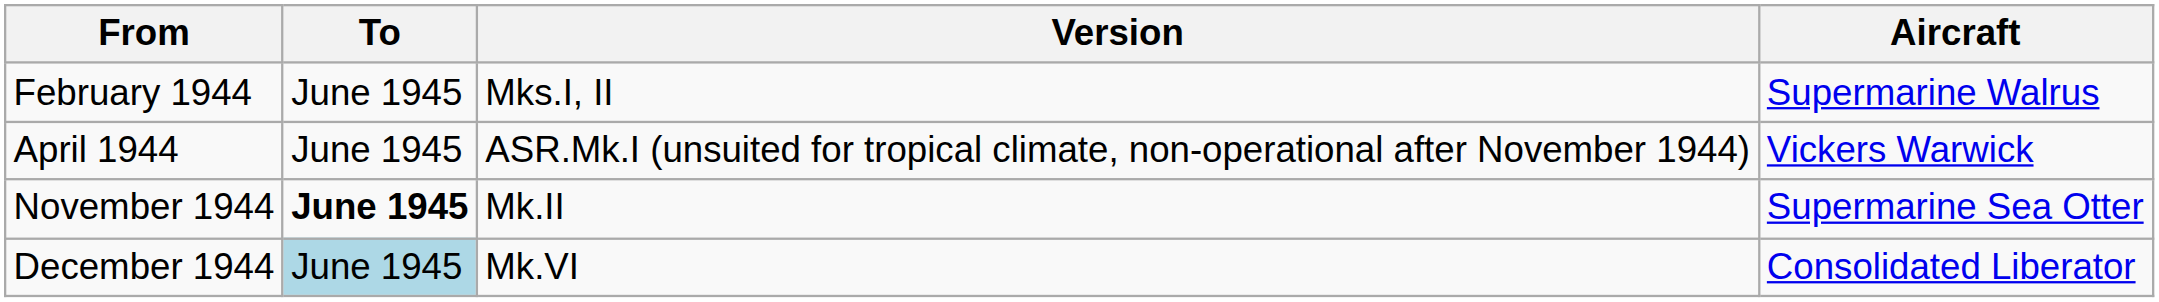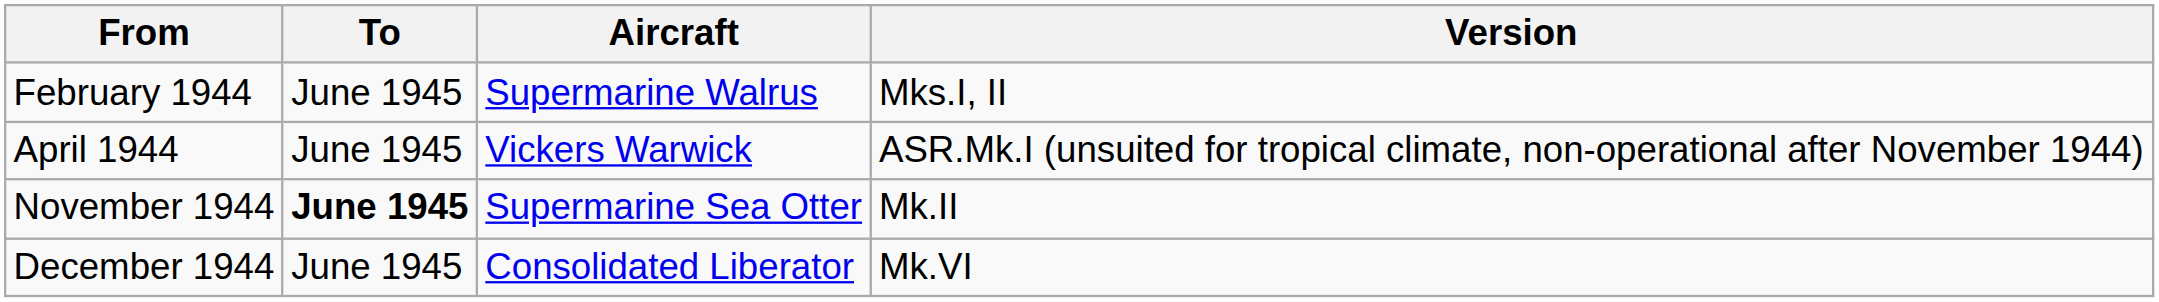columns swapped: (1955, 33) <-> (1118, 33)
(377, 265) lightblue background -> (377, 265) no background
